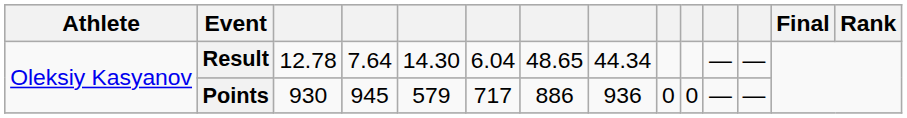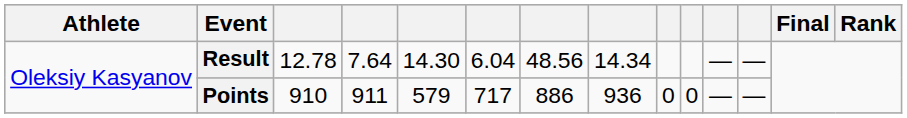(555, 59) 48.65 -> (555, 59) 48.56
(623, 59) 44.34 -> (623, 59) 14.34
(308, 96) 930 -> (308, 96) 910
(370, 96) 945 -> (370, 96) 911
